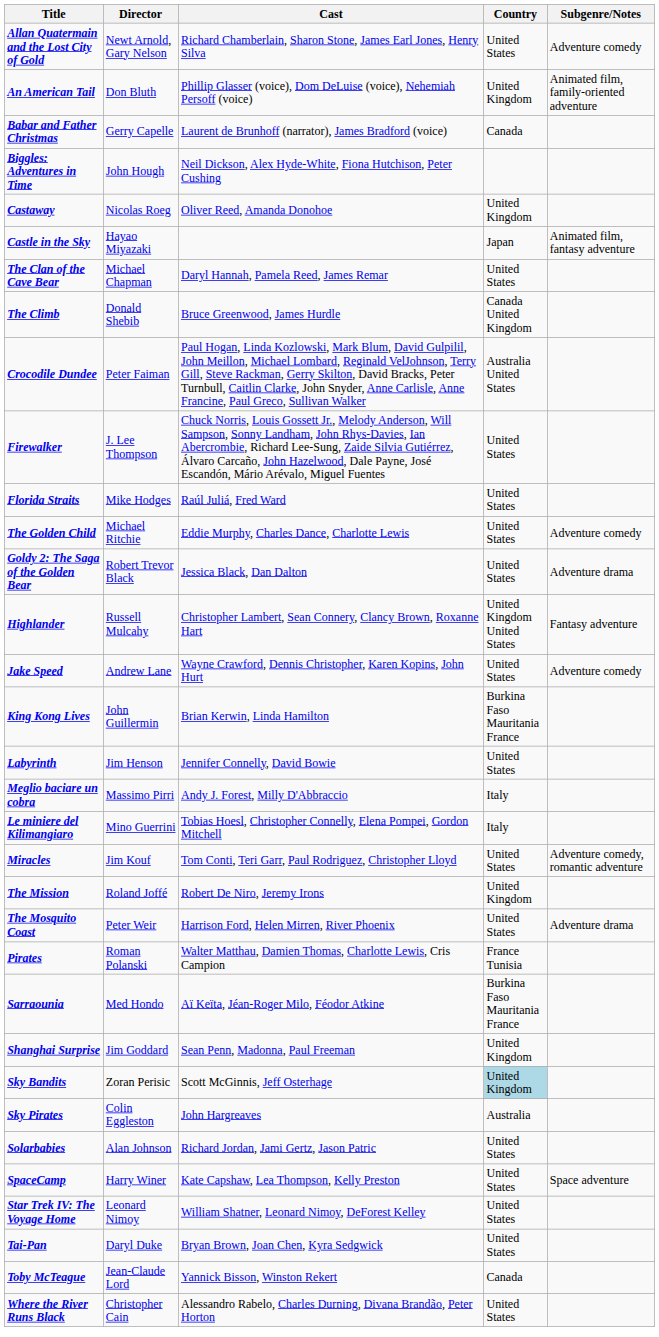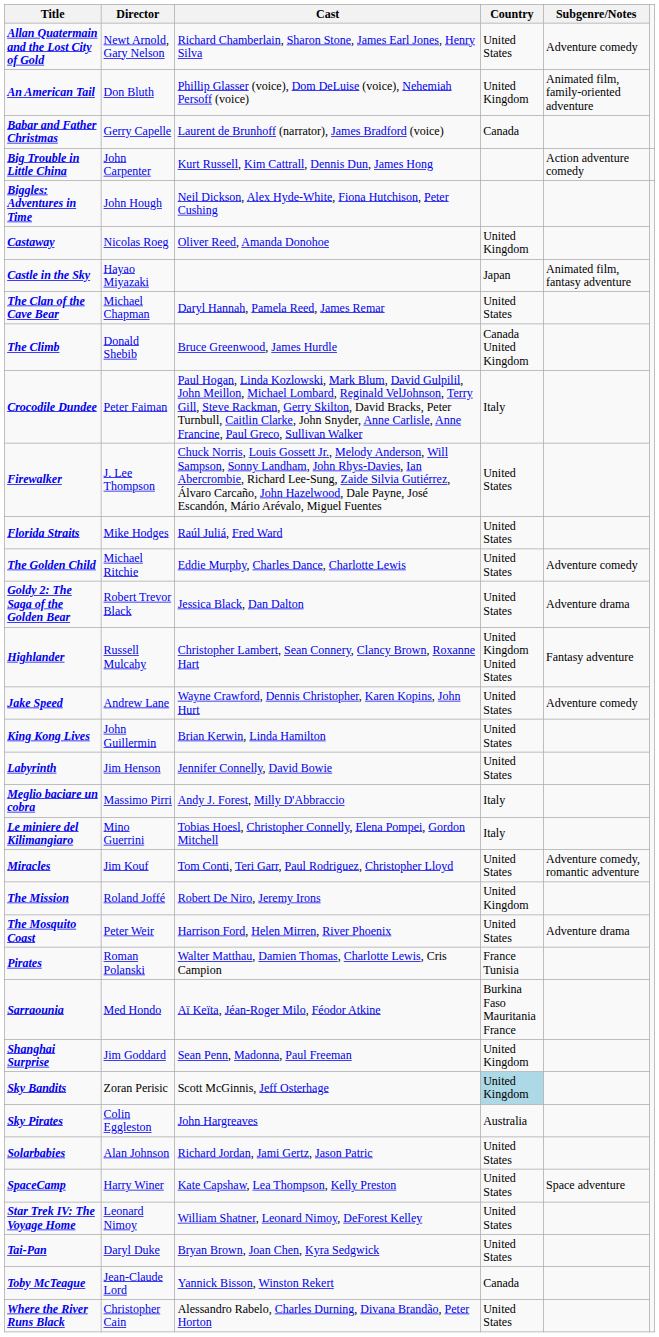+ row: (43, 164)
(509, 374) Australia United States -> (494, 406) Italy
(513, 716) Burkina Faso Mauritania France -> (500, 735) United States
